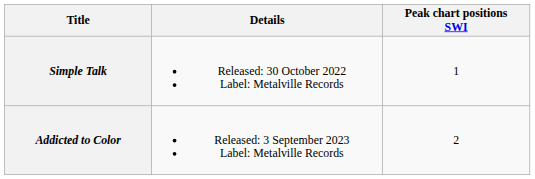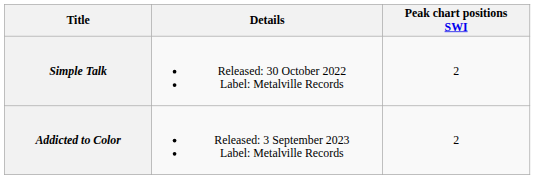(456, 71) 1 -> (456, 71) 2
